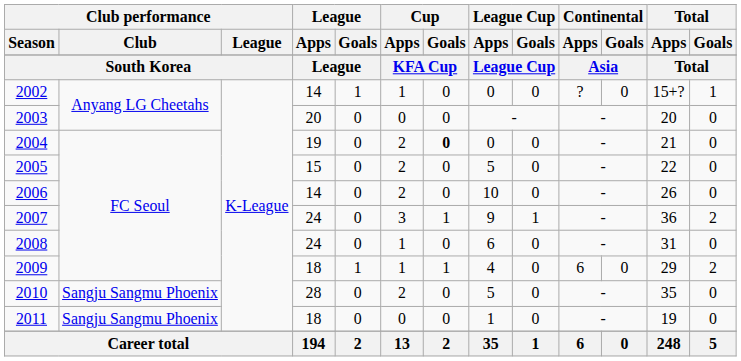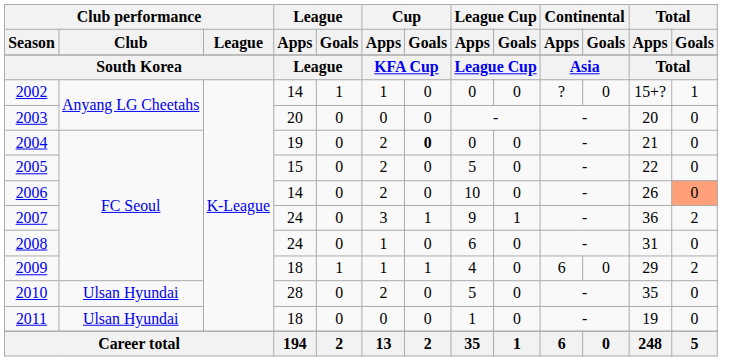(713, 192) no background -> (694, 192) lightsalmon background
(140, 293) Sangju Sangmu Phoenix -> (131, 293) Ulsan Hyundai
(140, 318) Sangju Sangmu Phoenix -> (131, 318) Ulsan Hyundai
